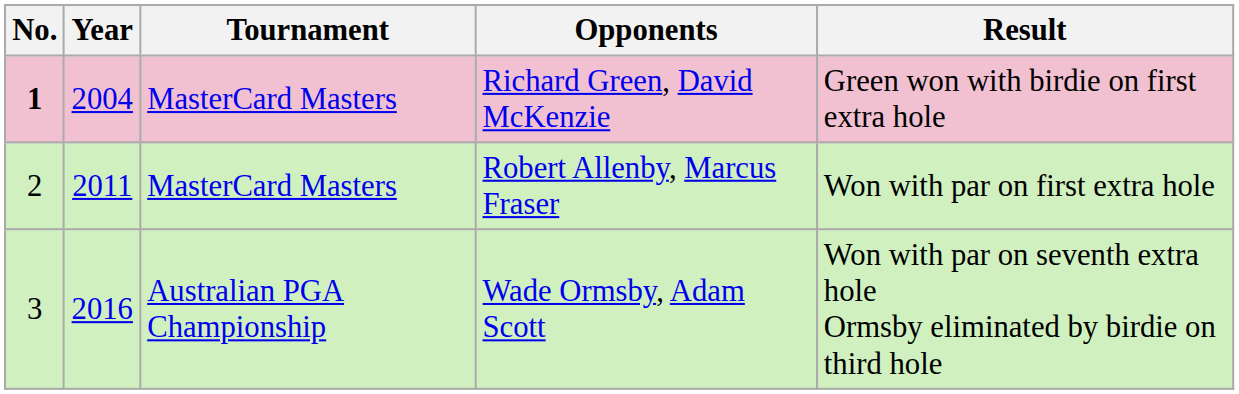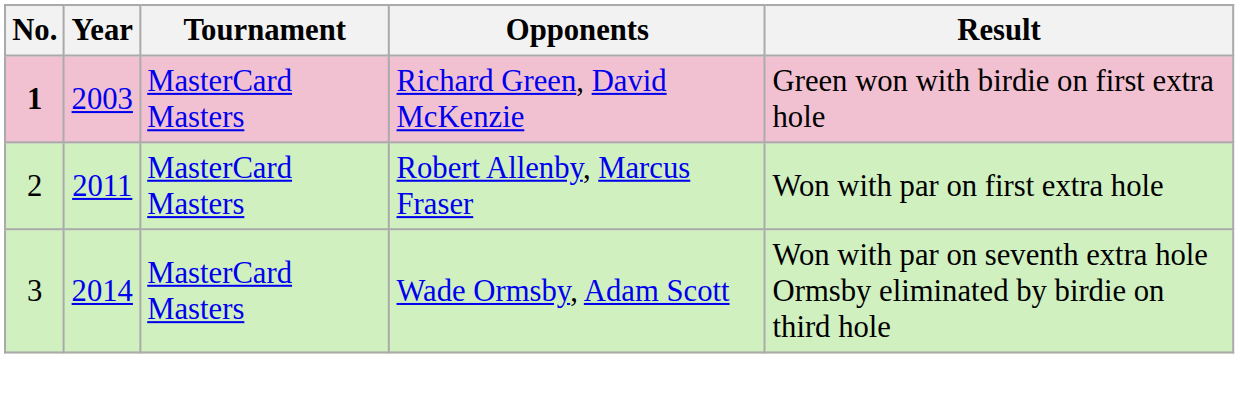(102, 98) 2004 -> (102, 98) 2003
(102, 309) 2016 -> (102, 290) 2014
(246, 309) Australian PGA Championship -> (220, 290) MasterCard Masters
